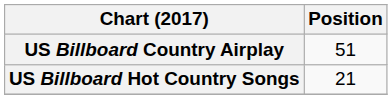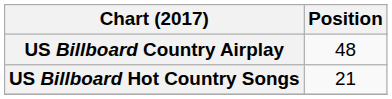(345, 49) 51 -> (345, 49) 48
